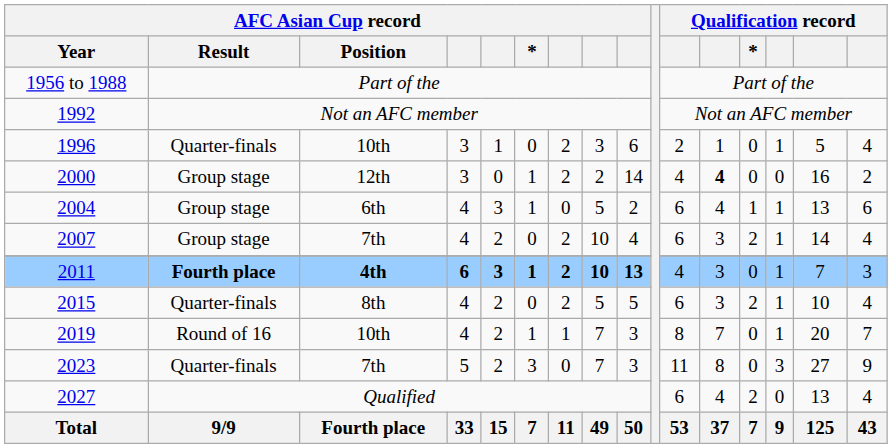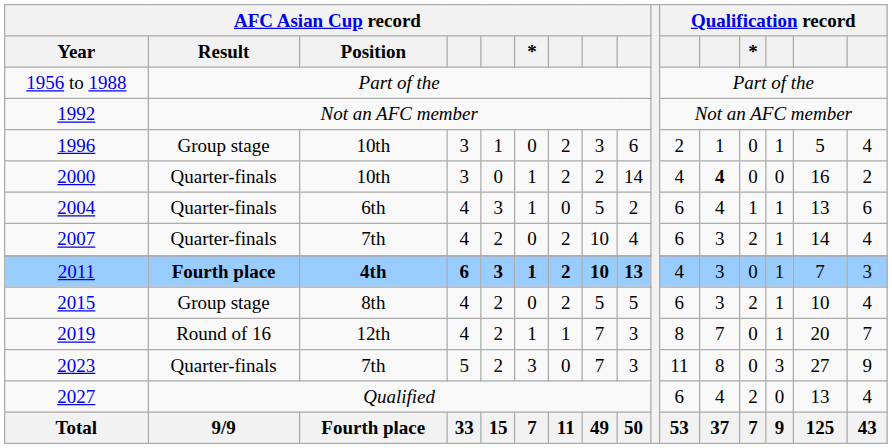(224, 145) Quarter-finals -> (224, 145) Group stage
(224, 176) Group stage -> (224, 176) Quarter-finals
(373, 176) 12th -> (373, 176) 10th
(224, 208) Group stage -> (224, 208) Quarter-finals
(224, 239) Group stage -> (224, 239) Quarter-finals
(224, 302) Quarter-finals -> (224, 302) Group stage
(373, 333) 10th -> (373, 333) 12th
